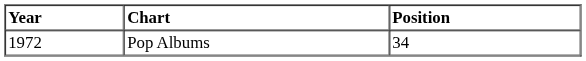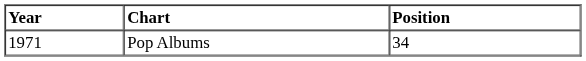(25, 42) 1972 -> (25, 42) 1971
